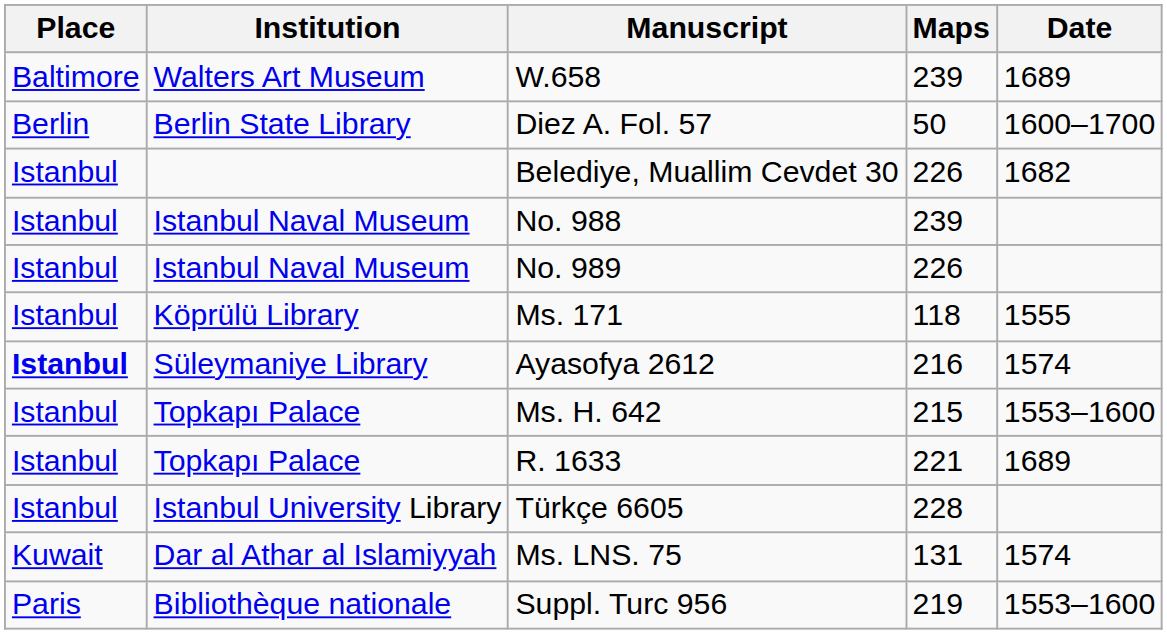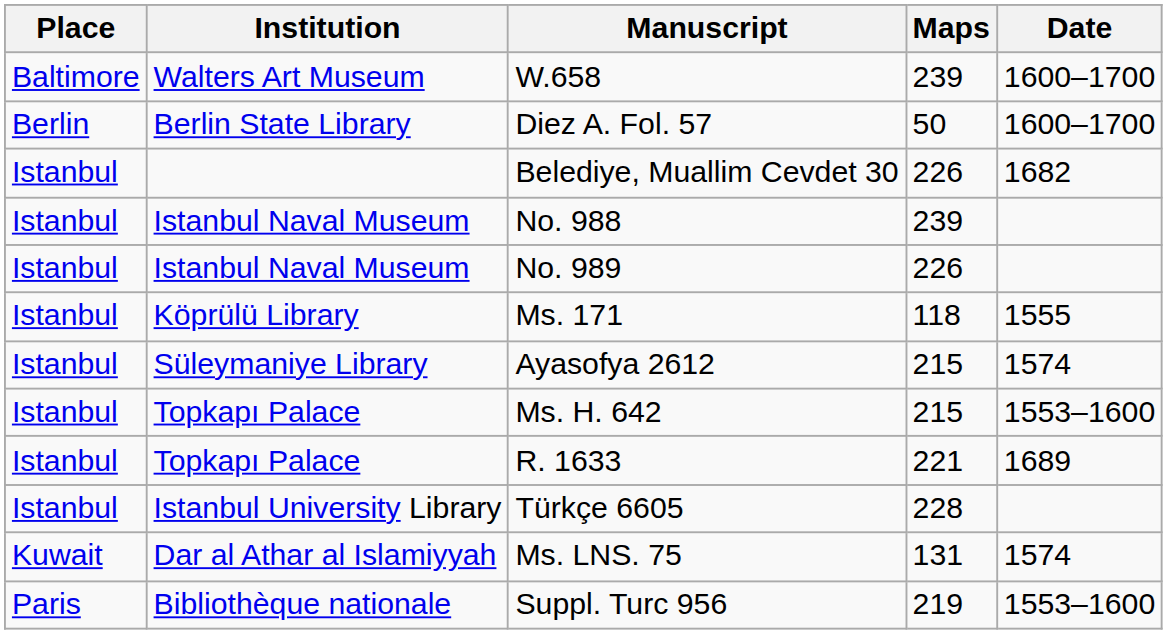(1037, 76) 1689 -> (1080, 76) 1600–1700
(70, 364) bold -> (65, 364) normal
(938, 364) 216 -> (938, 364) 215
